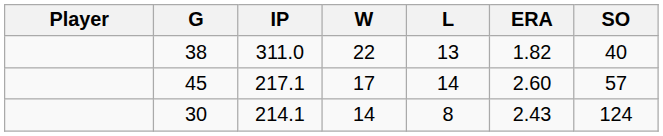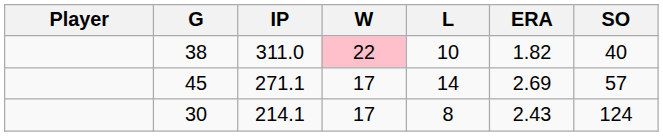(364, 51) no background -> (364, 51) pink background
(448, 51) 13 -> (448, 51) 10
(280, 83) 217.1 -> (280, 83) 271.1
(532, 83) 2.60 -> (532, 83) 2.69
(364, 114) 14 -> (364, 114) 17
